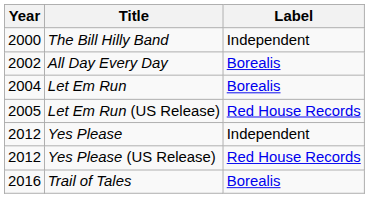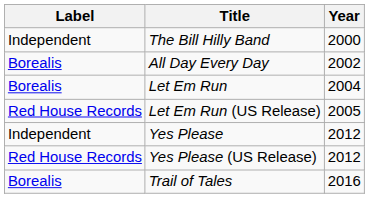columns swapped: (24, 16) <-> (294, 16)
